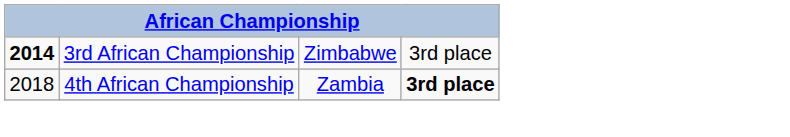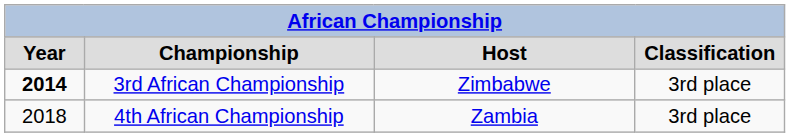+ row: (229, 53)
(451, 85) bold -> (710, 117) normal
